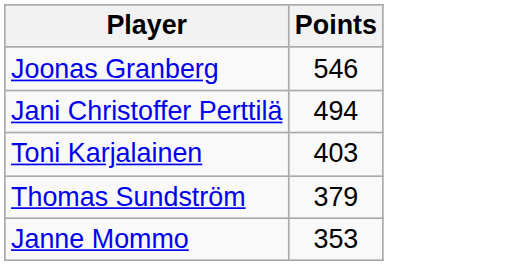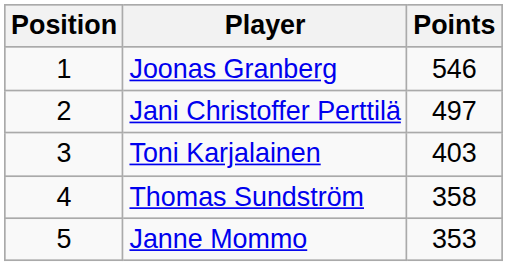+ column: (64, 25)
(336, 111) 494 -> (454, 111) 497
(336, 196) 379 -> (454, 196) 358
